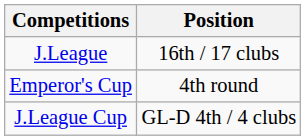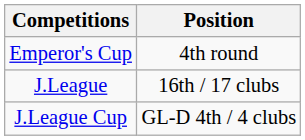rows swapped: (71, 53) <-> (71, 85)
